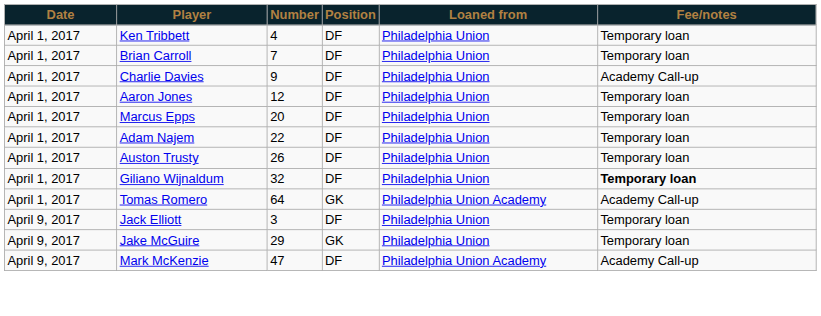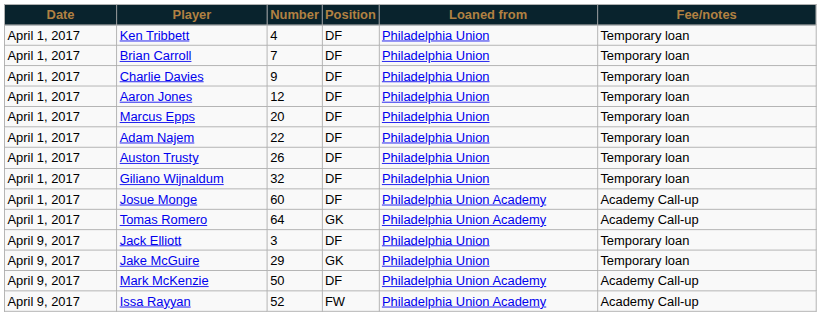(650, 76) Academy Call-up -> (645, 76) Temporary loan
(648, 178) bold -> (645, 178) normal
+ row: (158, 199)
(277, 260) 47 -> (277, 281) 50
+ row: (155, 301)
